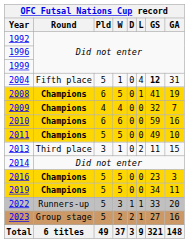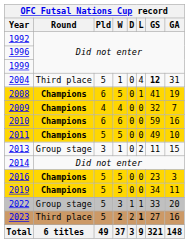(64, 80) Fifth place -> (64, 80) Third place
(64, 149) Third place -> (64, 149) Group stage
(64, 204) Runners-up -> (64, 204) Group stage
(64, 218) Group stage -> (64, 218) Third place
(120, 218) normal -> (120, 218) bold
(141, 218) normal -> (141, 218) bold
